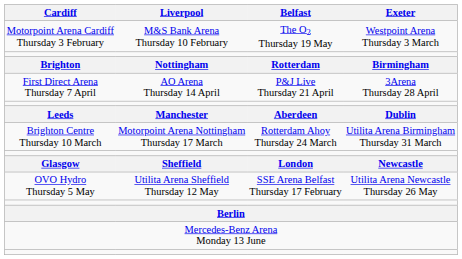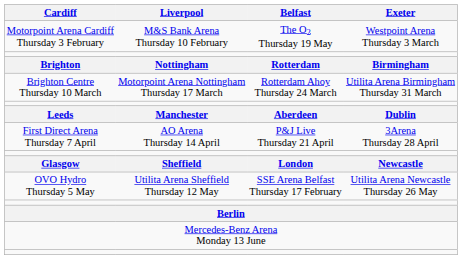rows swapped: (60, 136) <-> (60, 87)
